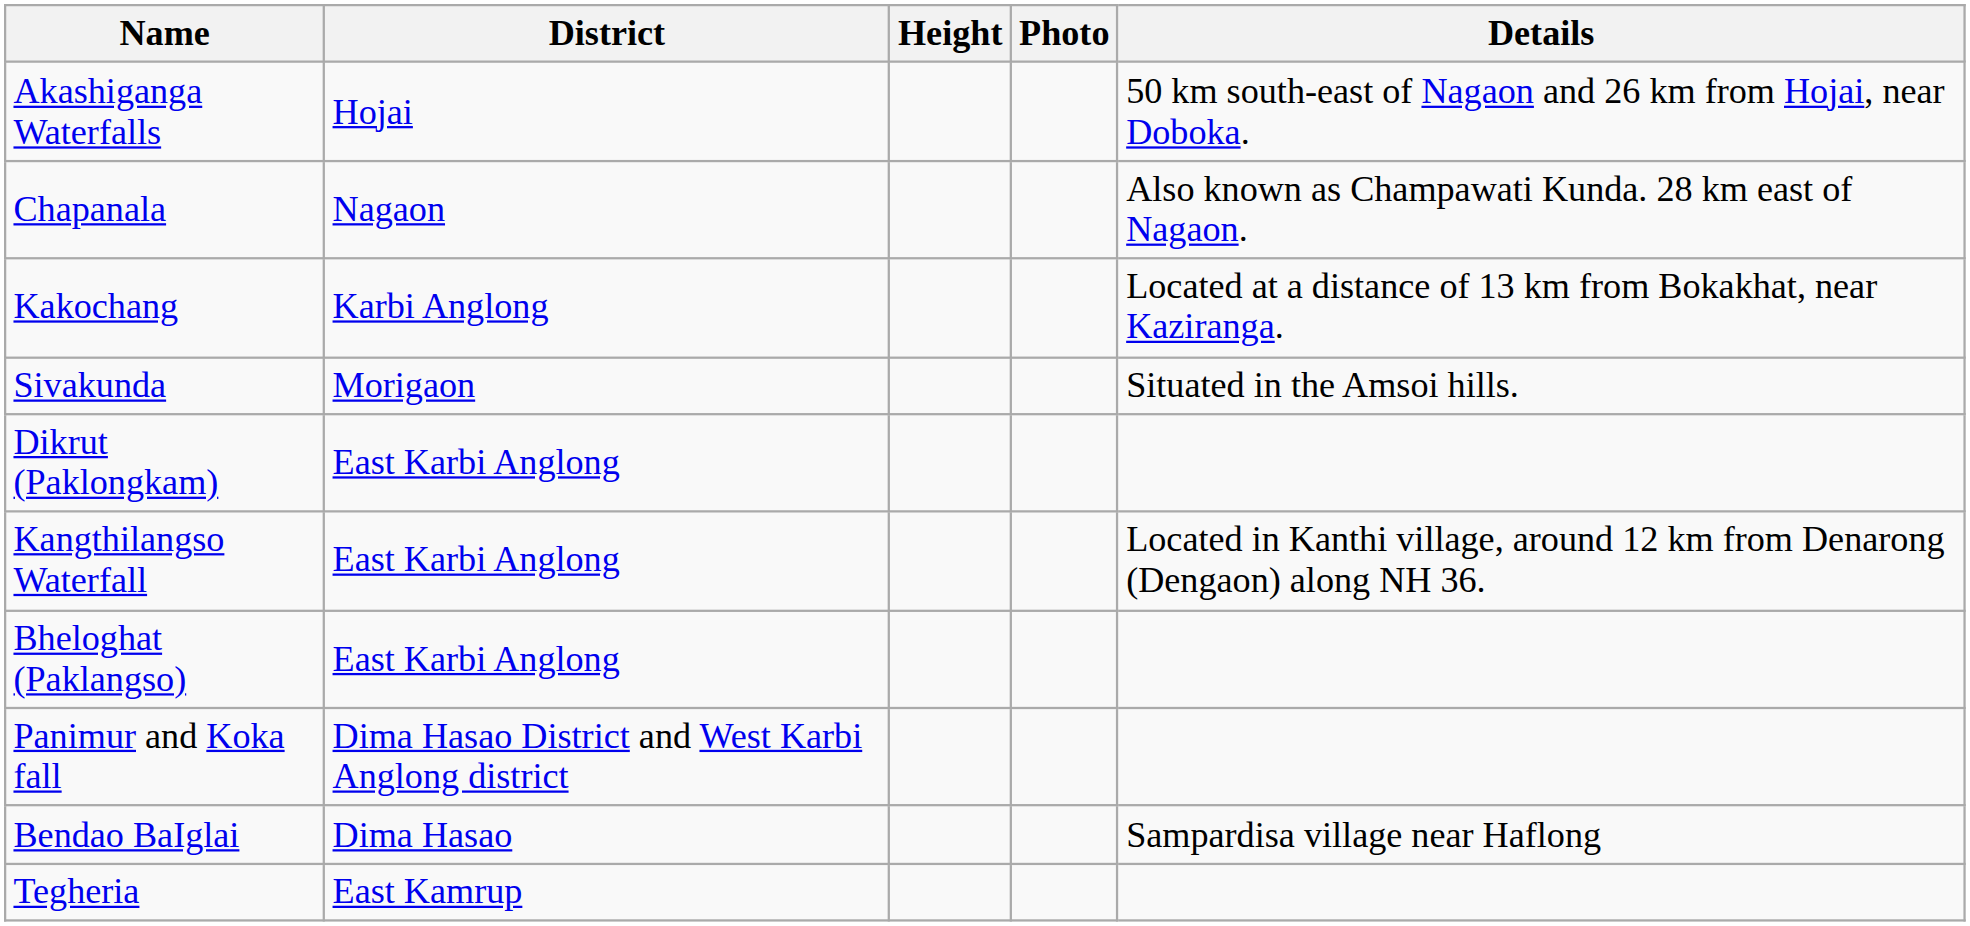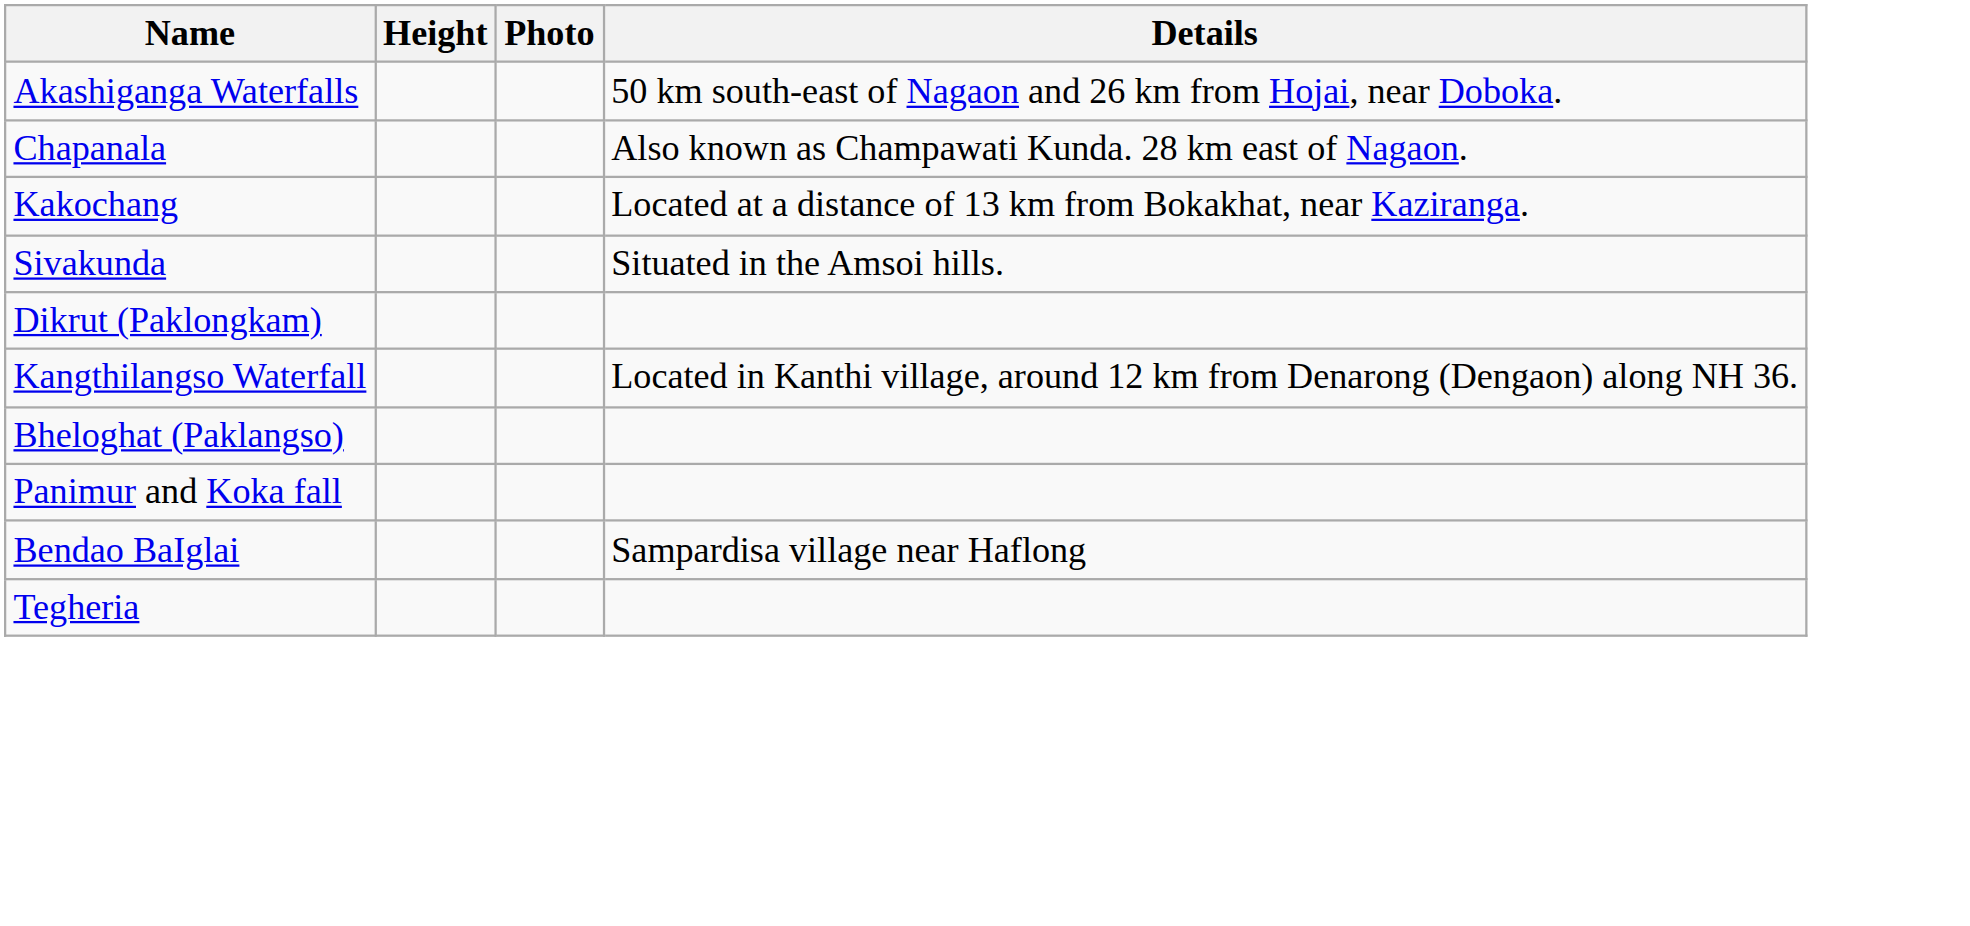- column: (607, 33)
